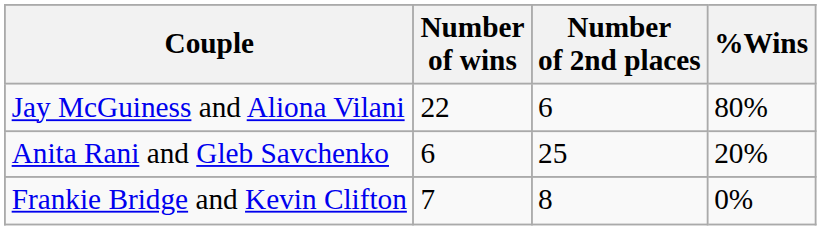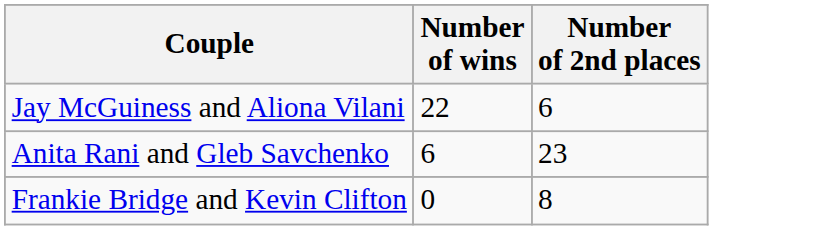- column: (761, 44)
(553, 153) 25 -> (553, 153) 23
(428, 199) 7 -> (428, 199) 0
